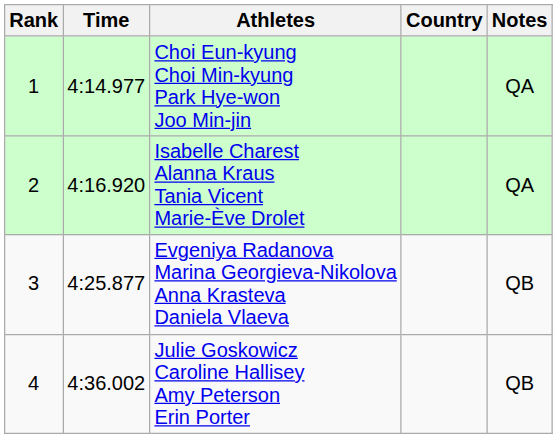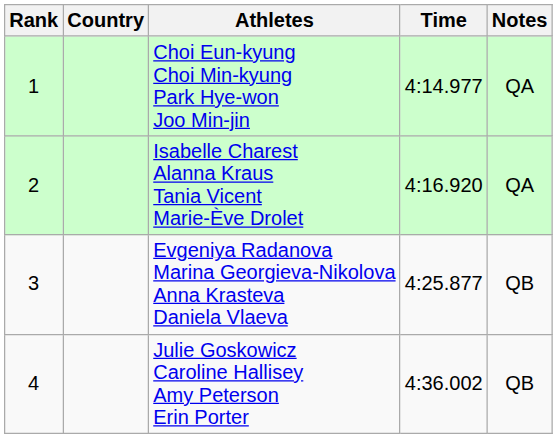columns swapped: (444, 20) <-> (106, 20)
